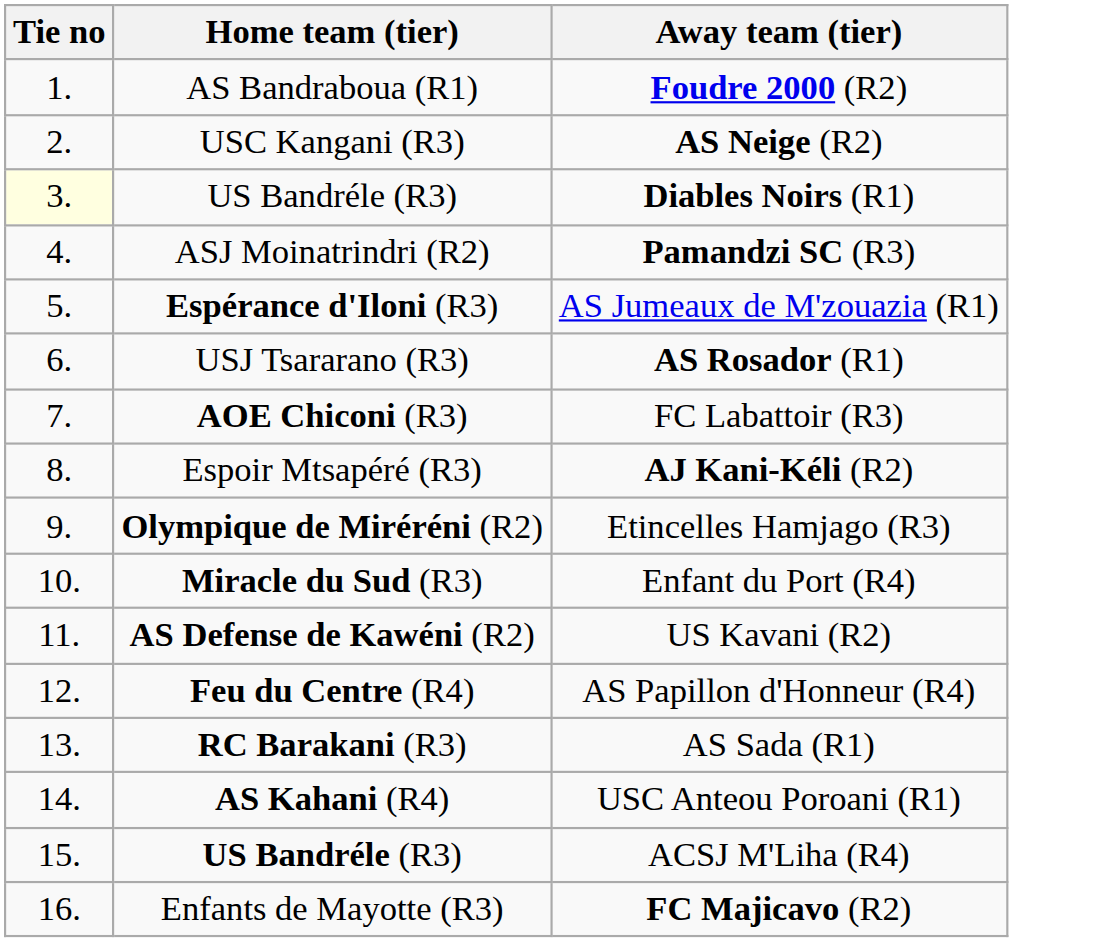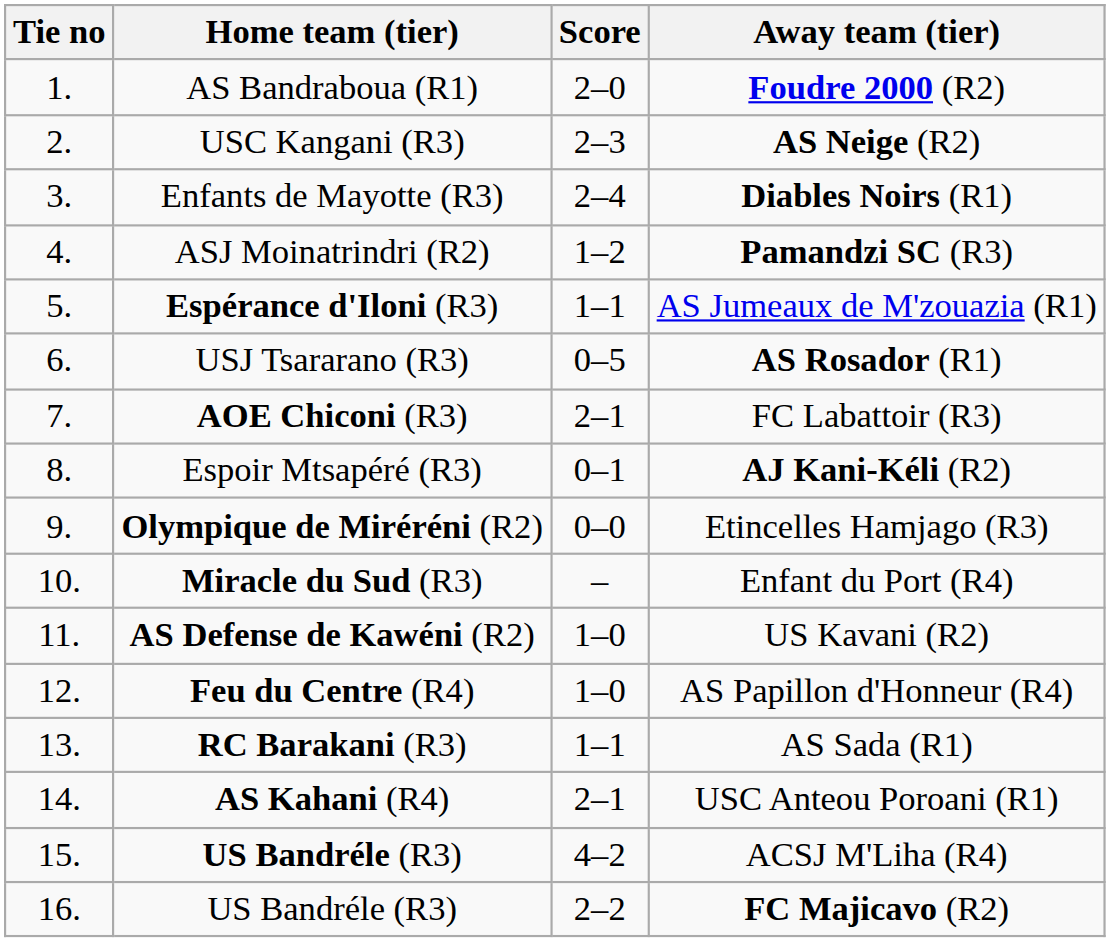+ column: (600, 31)
(59, 196) lightyellow background -> (59, 196) no background
(332, 196) US Bandréle (R3) -> (332, 196) Enfants de Mayotte (R3)
(332, 908) Enfants de Mayotte (R3) -> (332, 908) US Bandréle (R3)
